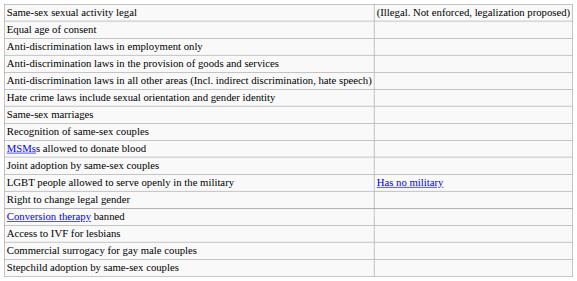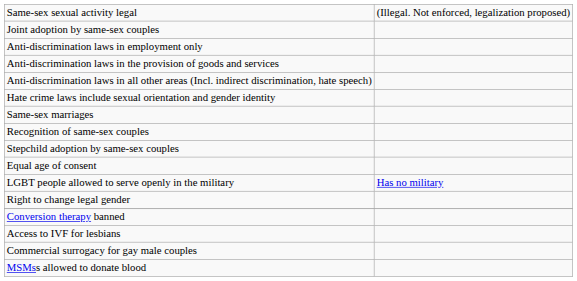rows swapped: (52, 30) <-> (83, 166)
rows swapped: (93, 268) <-> (76, 149)
